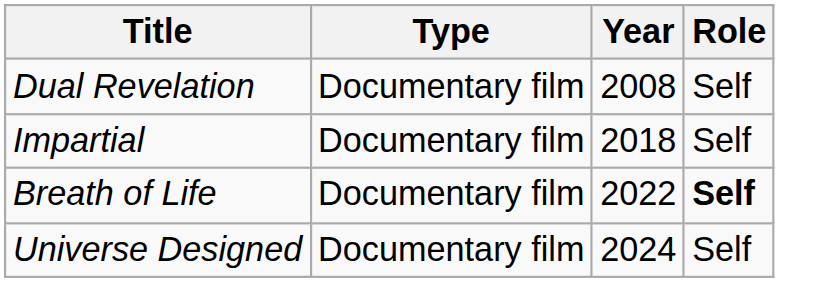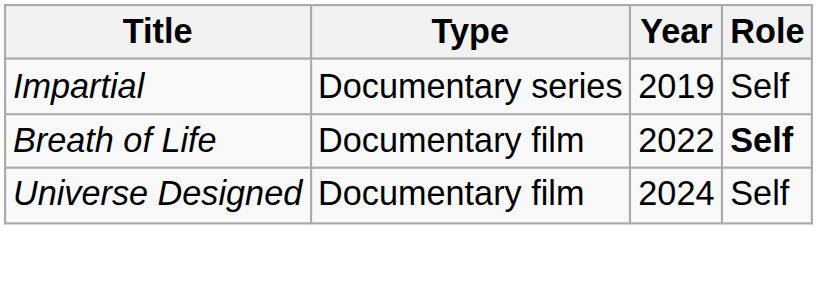- row: (134, 85)
(451, 140) Documentary film -> (470, 85) Documentary series
(638, 140) 2018 -> (676, 85) 2019
